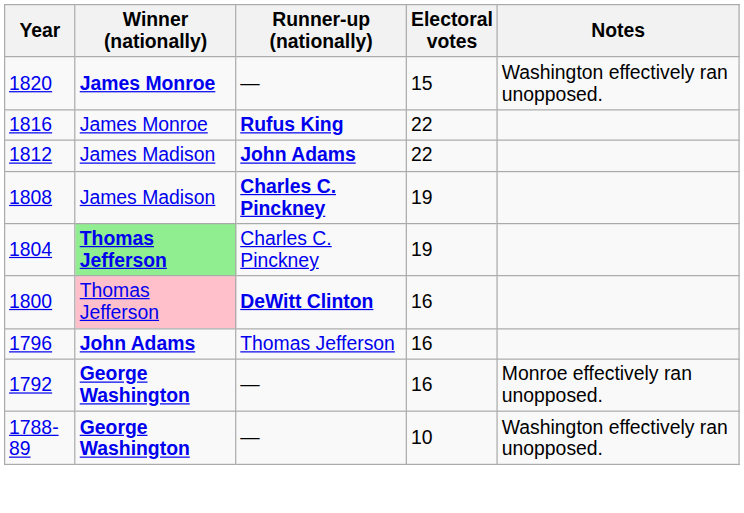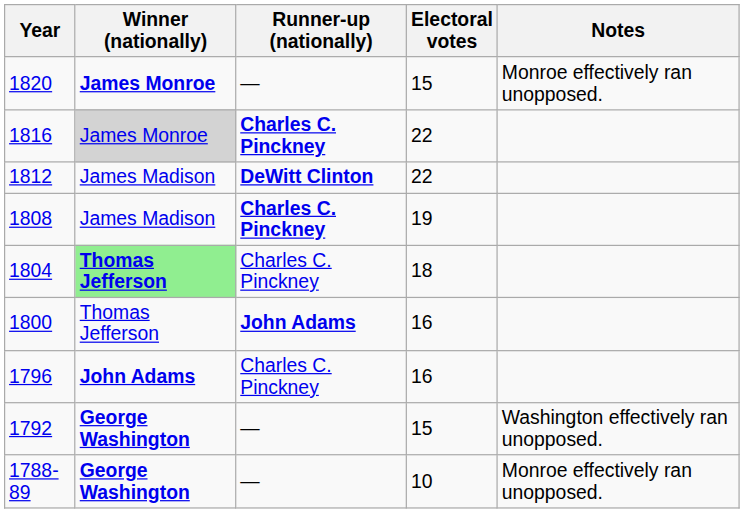(615, 83) Washington effectively ran unopposed. -> (597, 83) Monroe effectively ran unopposed.
(144, 124) no background -> (144, 135) lightgrey background
(292, 124) Rufus King -> (288, 135) Charles C. Pinckney
(298, 155) John Adams -> (307, 177) DeWitt Clinton
(422, 249) 19 -> (422, 271) 18
(119, 302) pink background -> (119, 323) no background
(307, 302) DeWitt Clinton -> (298, 323) John Adams
(318, 343) Thomas Jefferson -> (286, 376) Charles C. Pinckney
(422, 385) 16 -> (422, 428) 15
(597, 385) Monroe effectively ran unopposed. -> (615, 428) Washington effectively ran unopposed.
(615, 437) Washington effectively ran unopposed. -> (597, 481) Monroe effectively ran unopposed.
